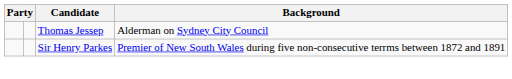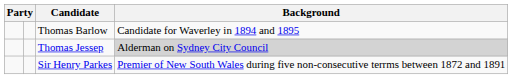+ row: (73, 30)
(193, 30) no background -> (193, 47) lightgrey background
